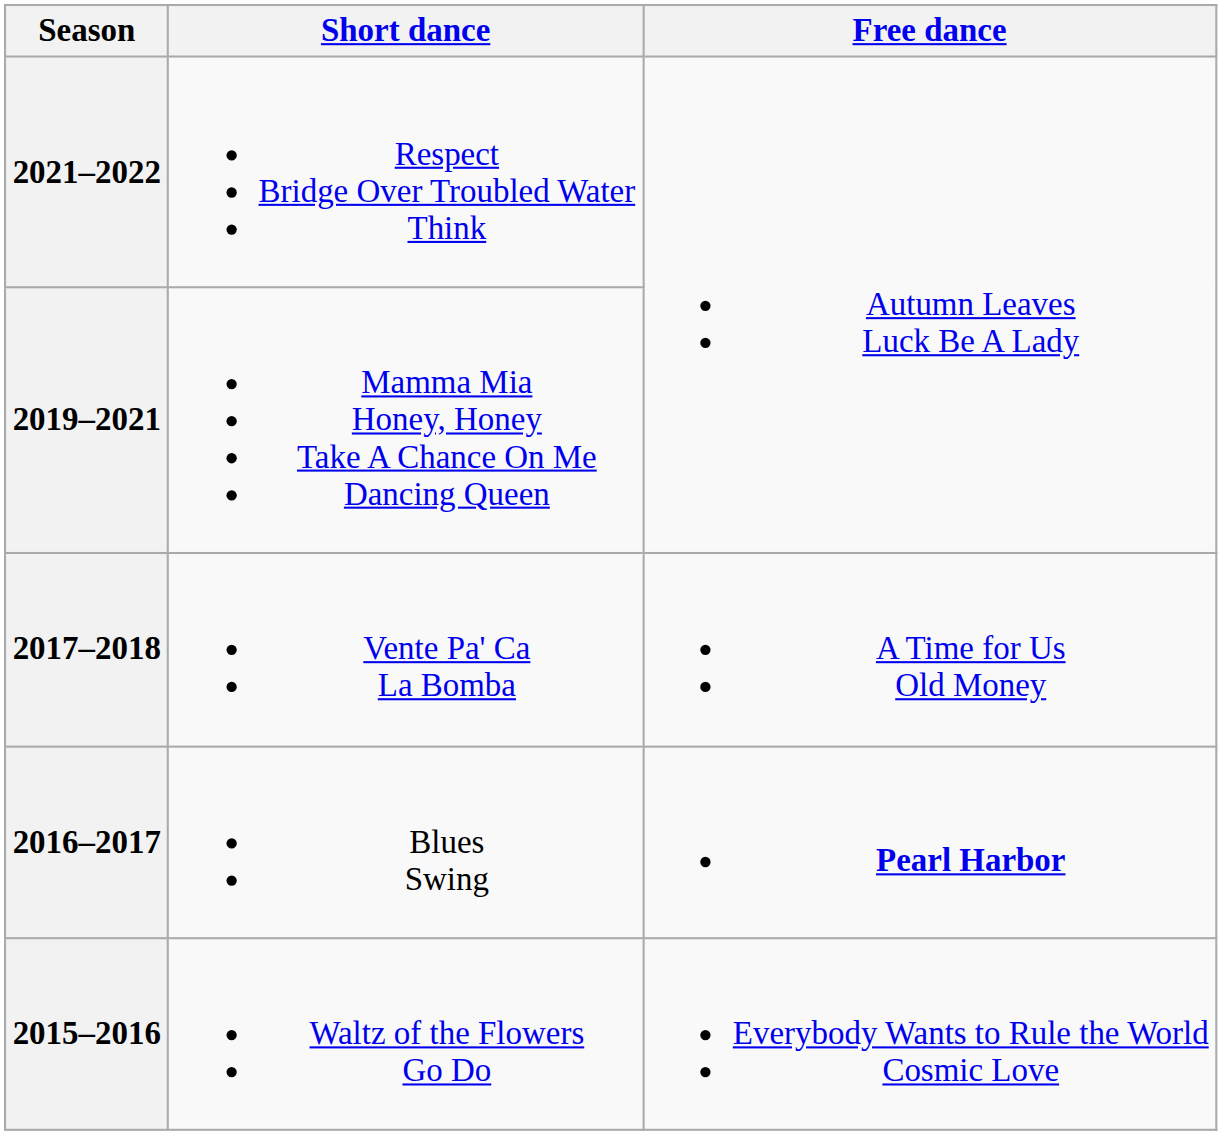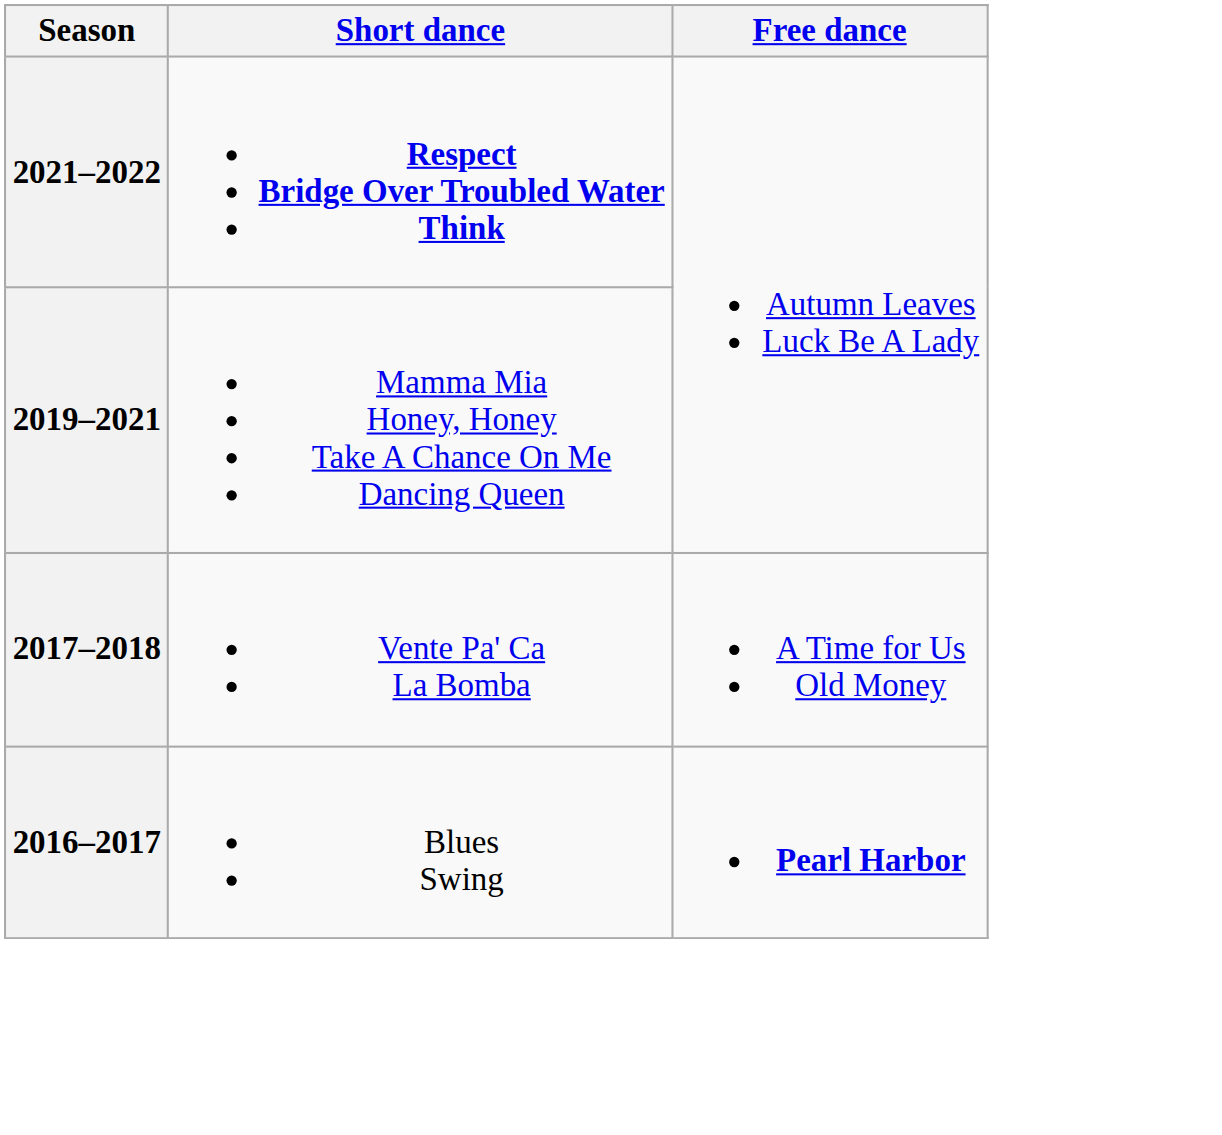(406, 191) normal -> (420, 191) bold
- row: (87, 1033)
